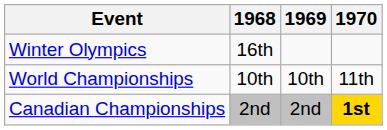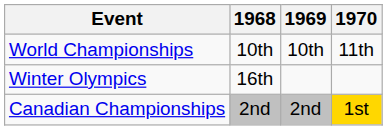rows swapped: (78, 49) <-> (101, 79)
(356, 109) bold -> (356, 109) normal
